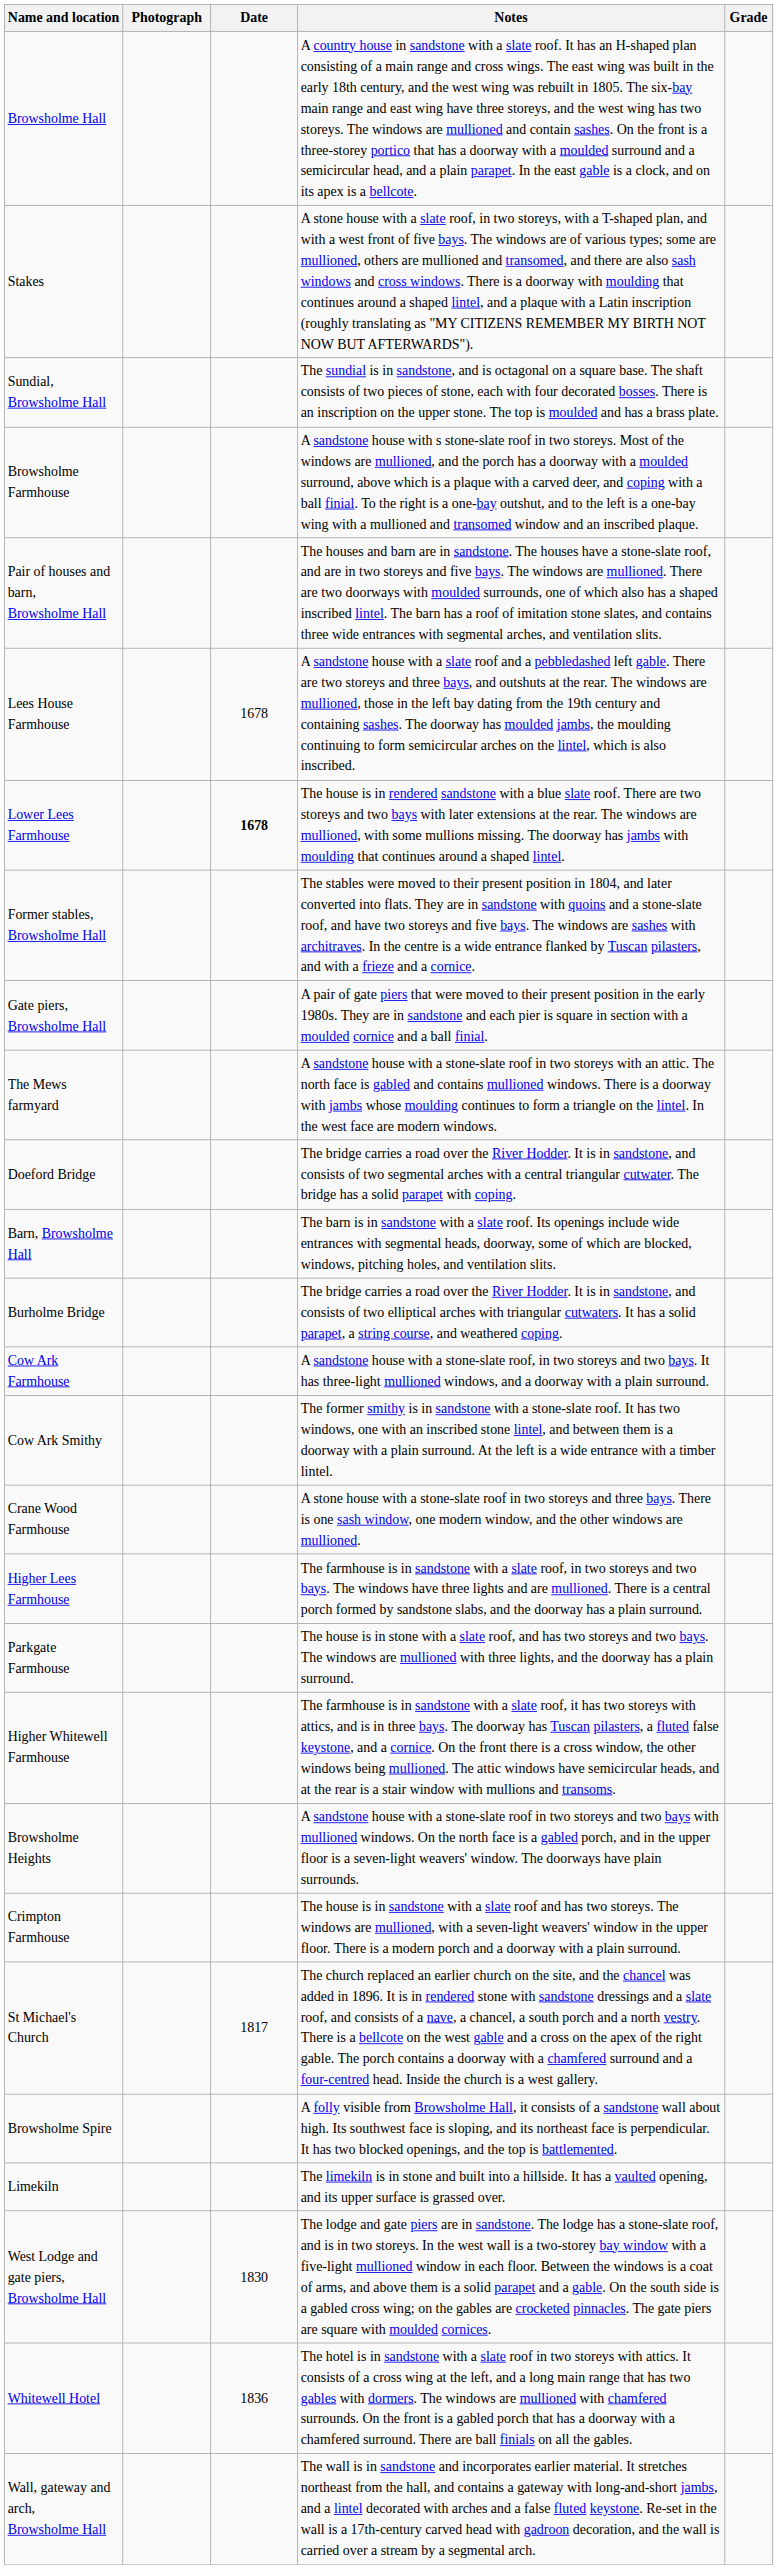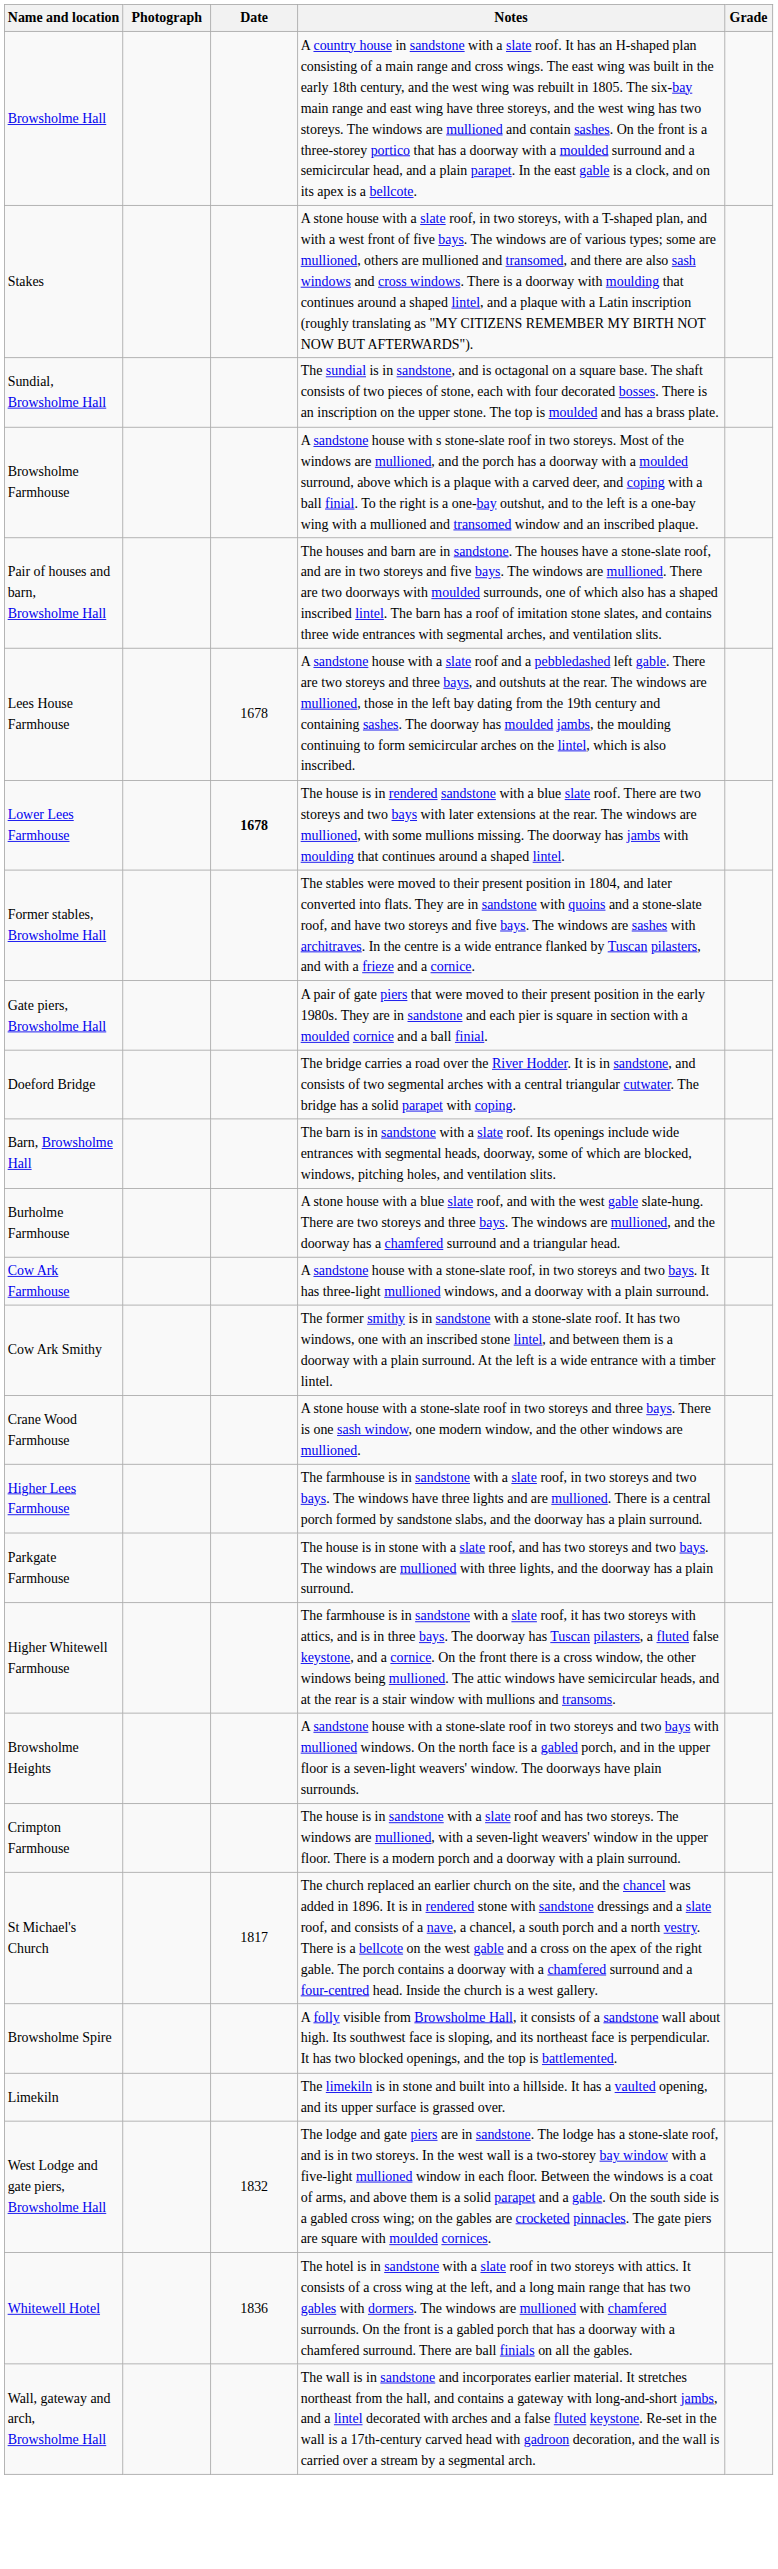- row: (37, 1094)
- row: (56, 1312)
+ row: (39, 1222)
(254, 2276) 1830 -> (254, 2187) 1832
